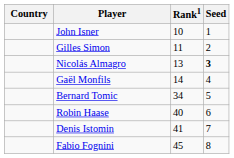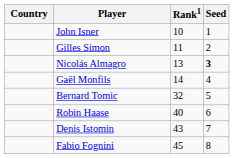(178, 96) 34 -> (178, 96) 32
(178, 129) 41 -> (178, 129) 43
